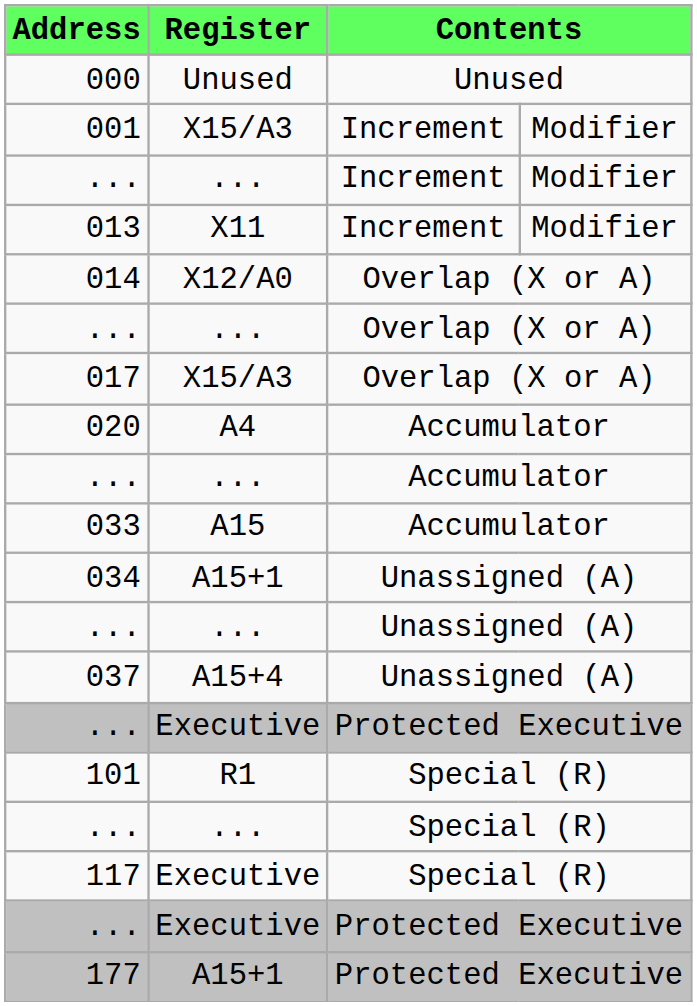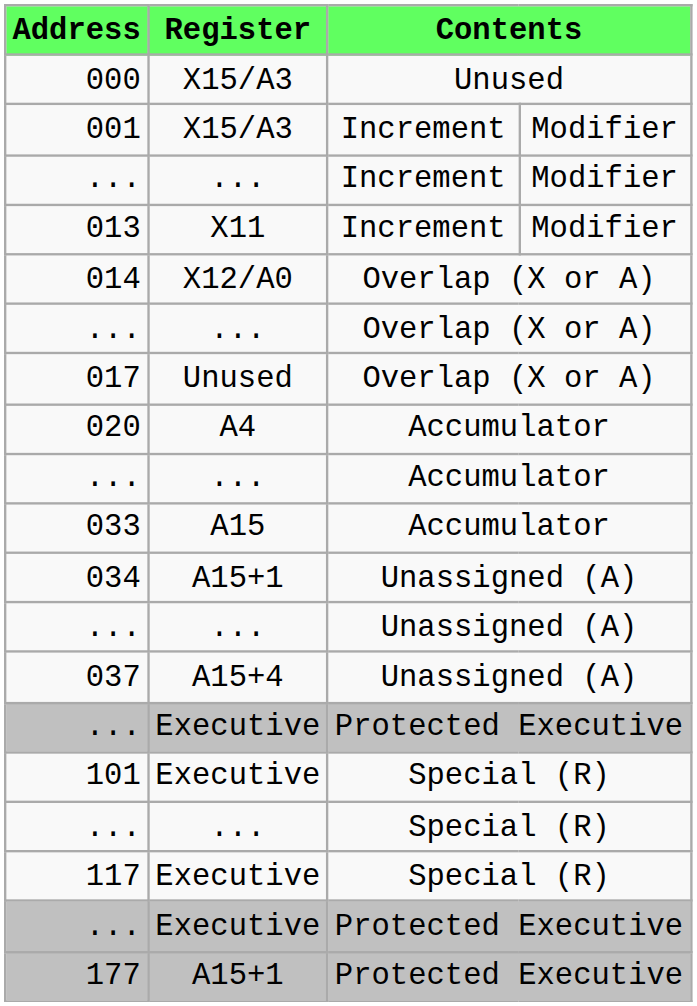(238, 80) Unused -> (238, 80) X15/A3
(238, 379) X15/A3 -> (238, 379) Unused
(238, 777) R1 -> (238, 777) Executive
